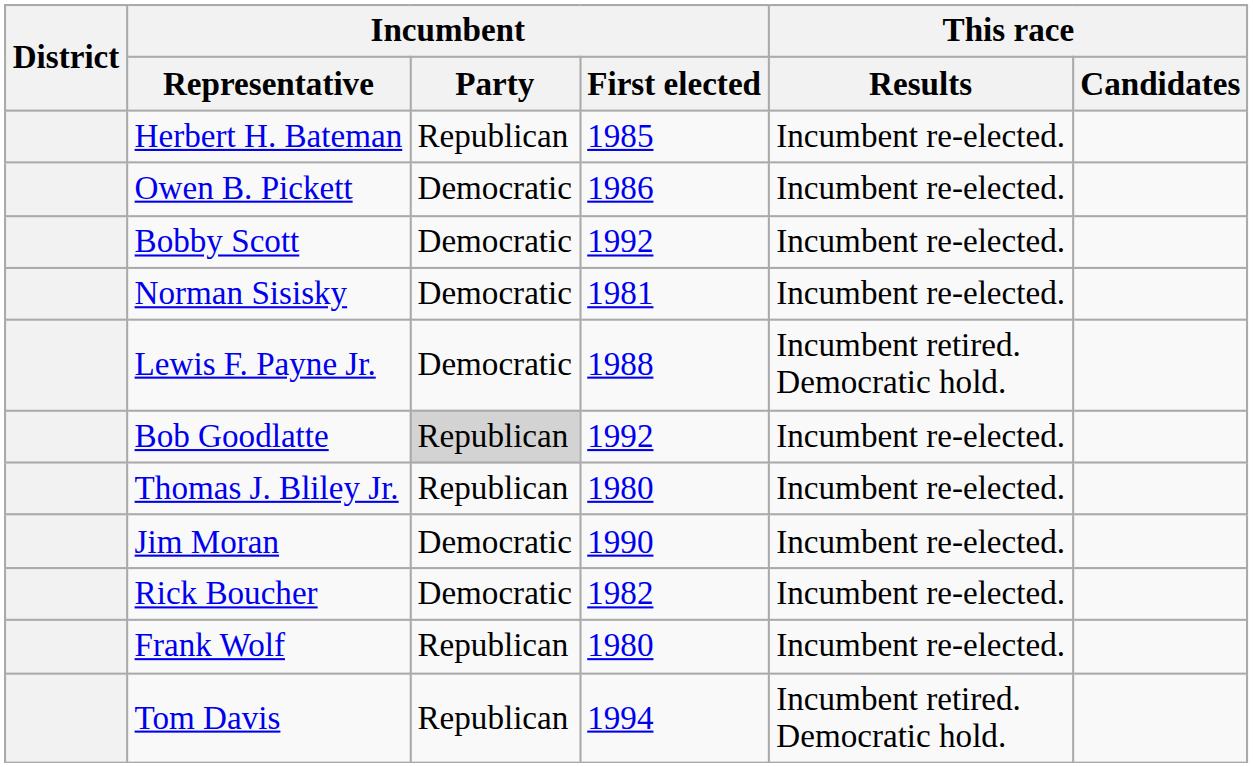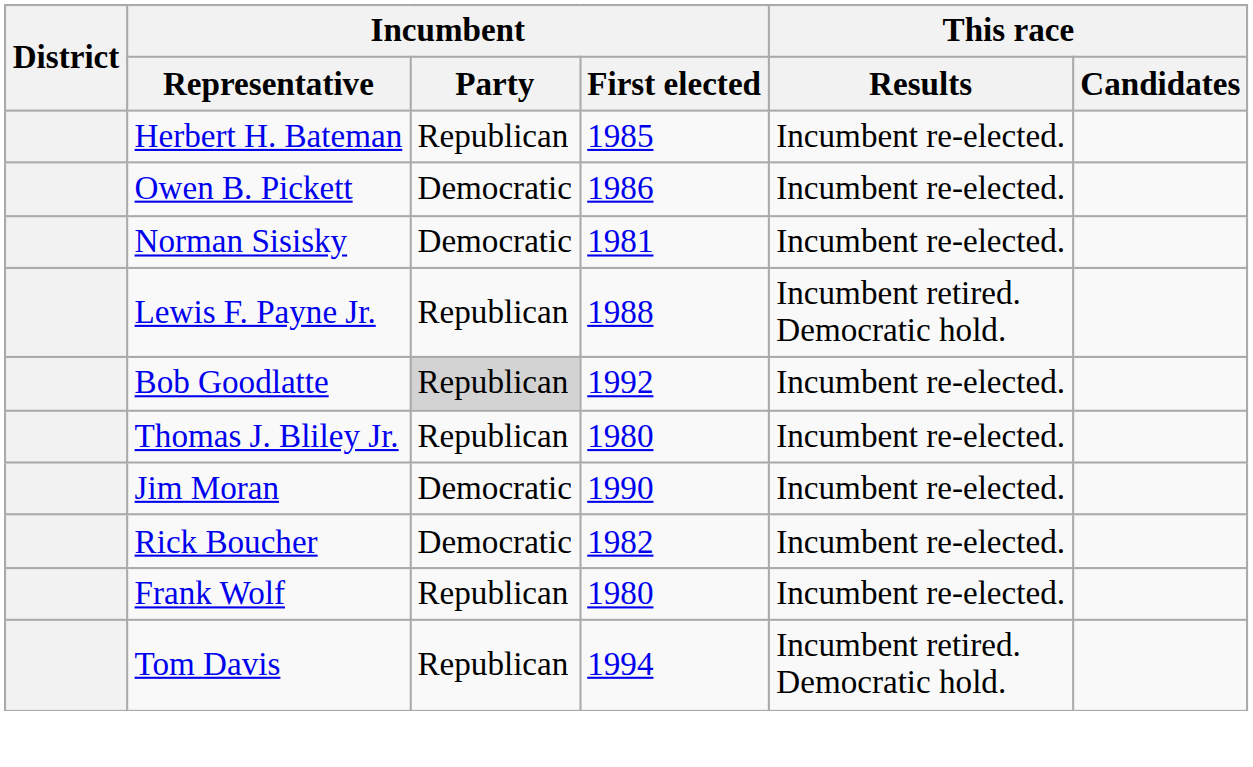- row: (217, 240)
(495, 364) Democratic -> (493, 312) Republican
